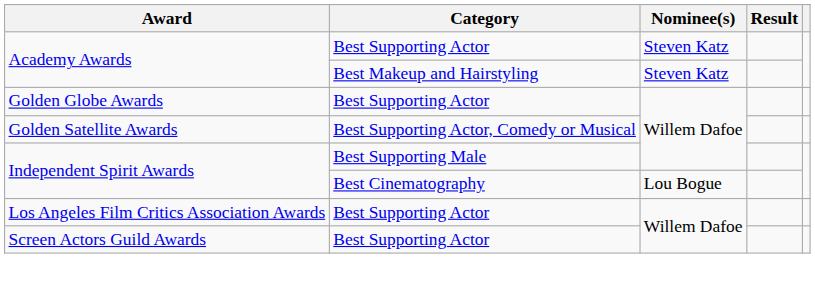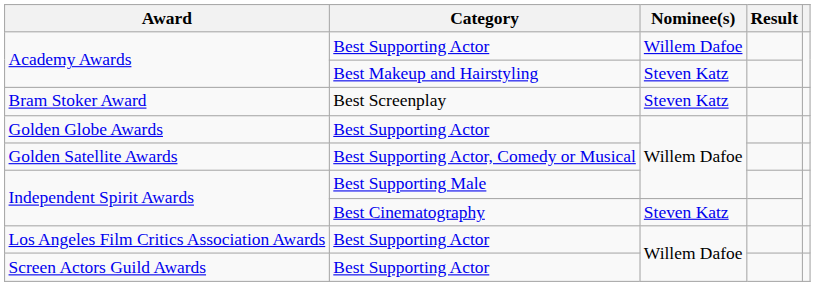(686, 45) Steven Katz -> (693, 45) Willem Dafoe
+ row: (78, 101)
(683, 184) Lou Bogue -> (686, 211) Steven Katz
